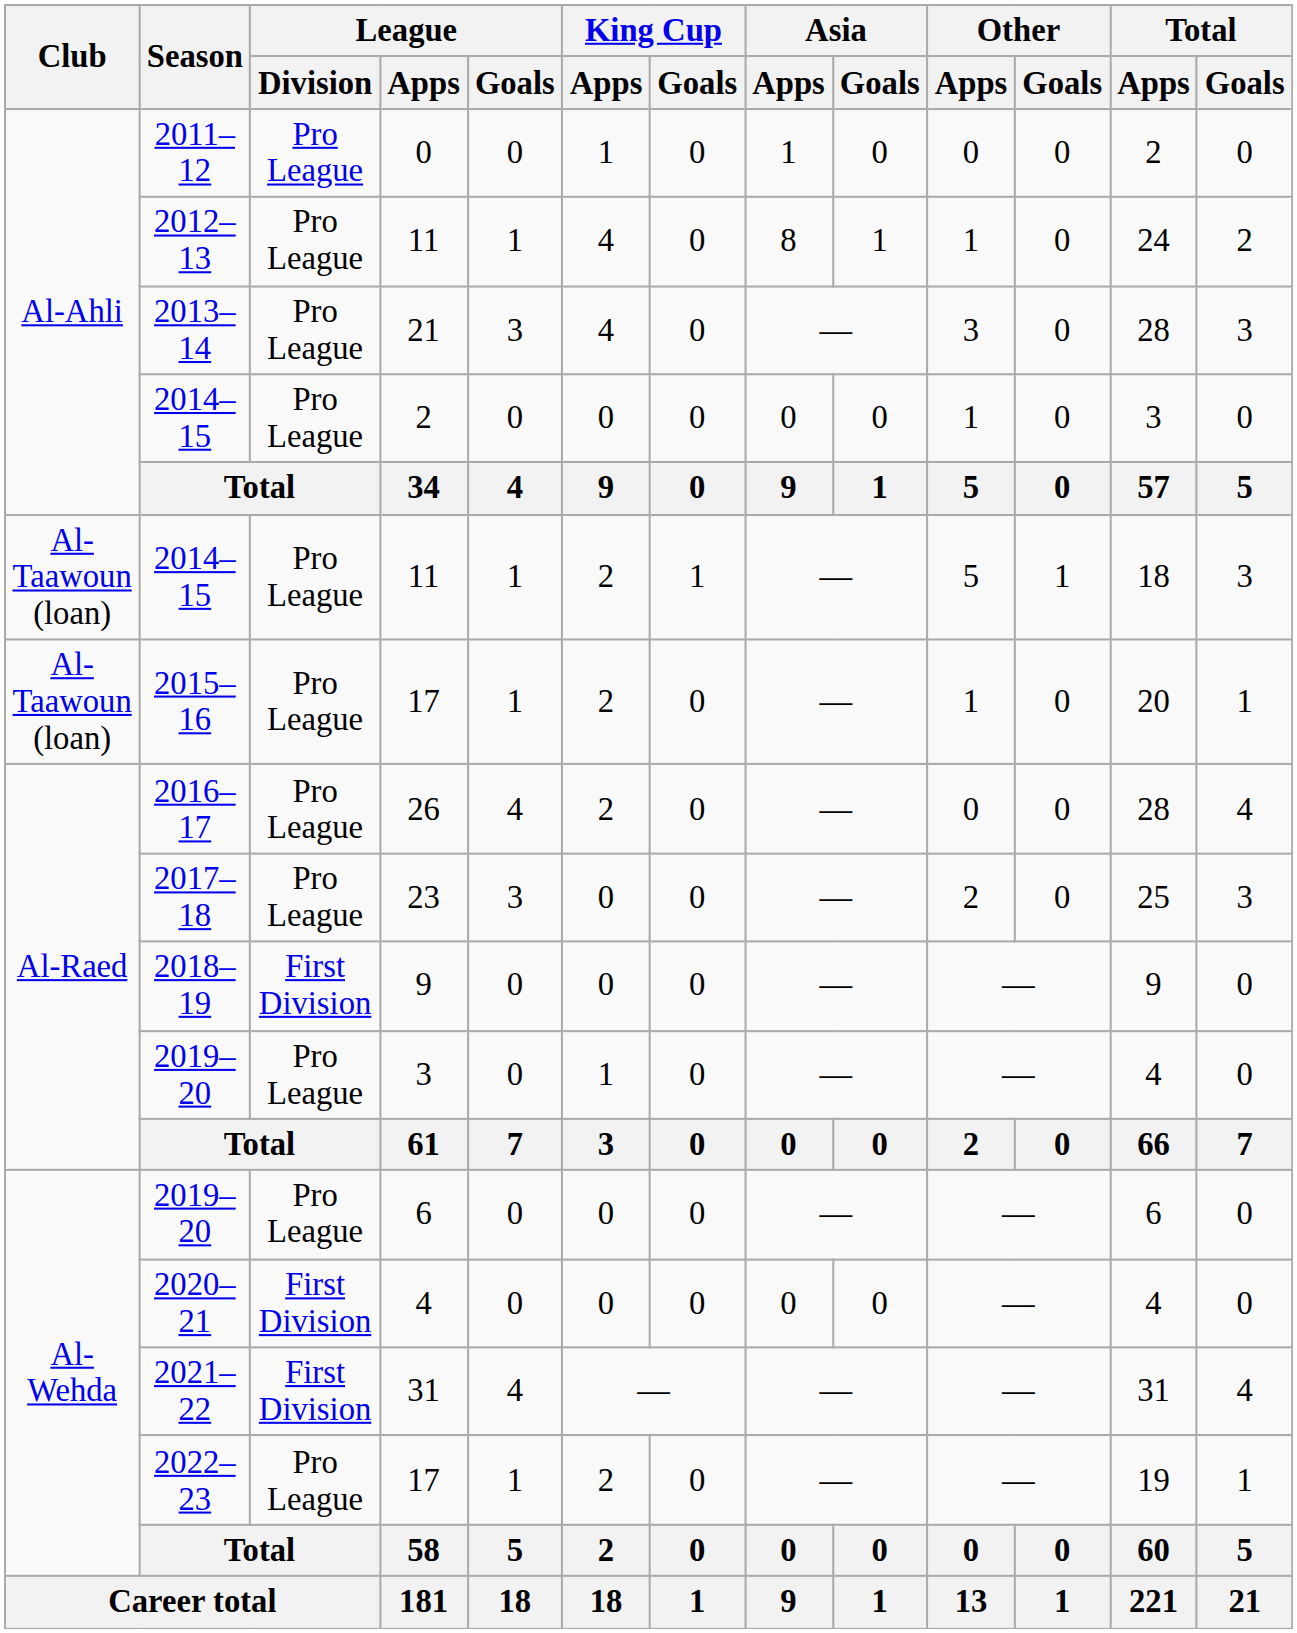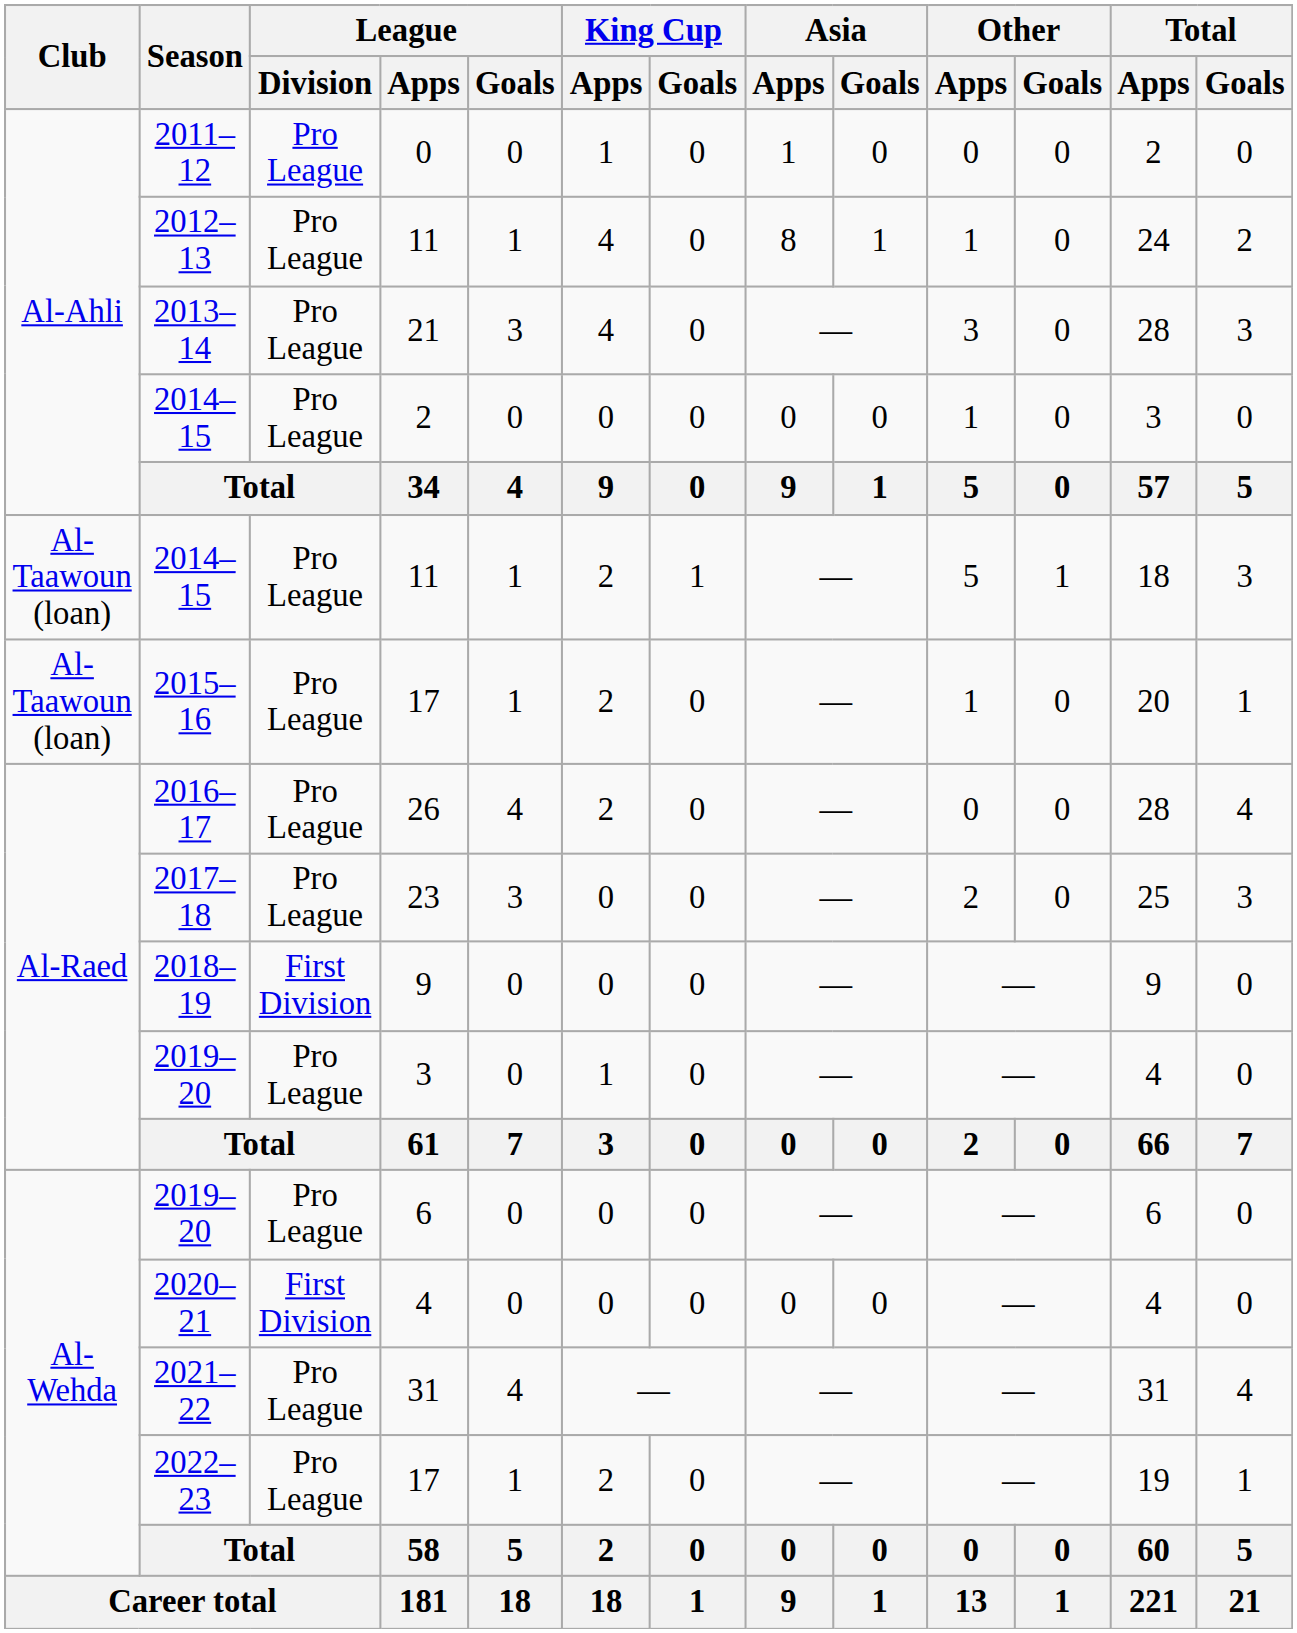(315, 1391) First Division -> (315, 1391) Pro League
